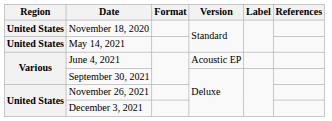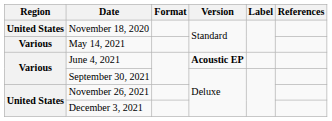(35, 44) United States -> (35, 44) Various
(216, 60) normal -> (218, 60) bold
